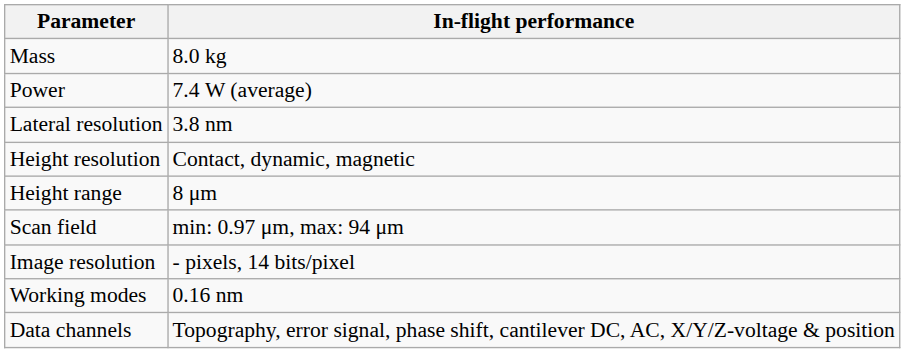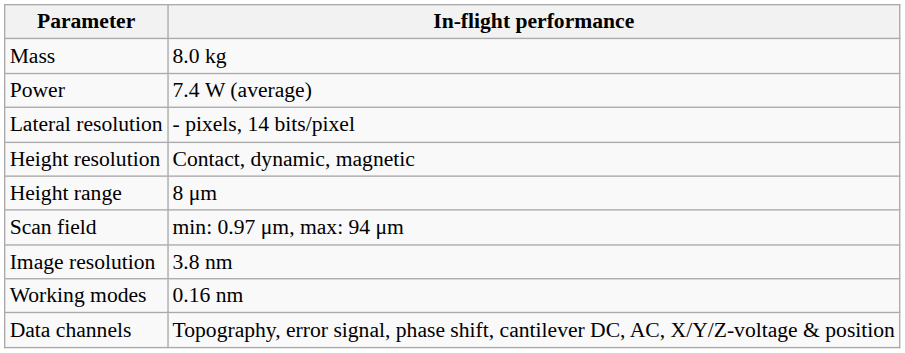(203, 124) 3.8 nm -> (264, 124) - pixels, 14 bits/pixel
(264, 261) - pixels, 14 bits/pixel -> (203, 261) 3.8 nm
